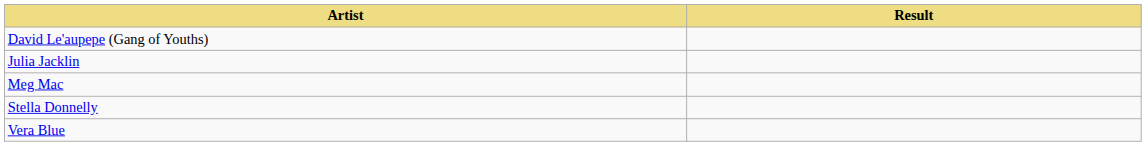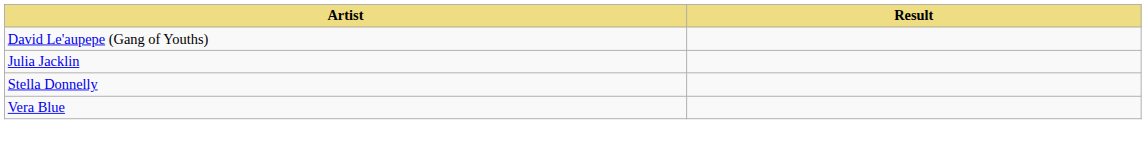- row: (36, 84)
